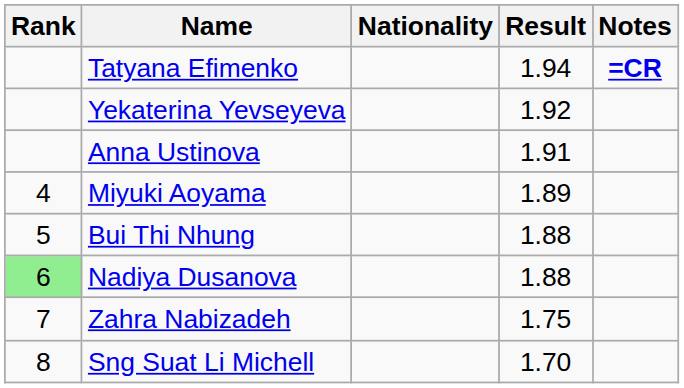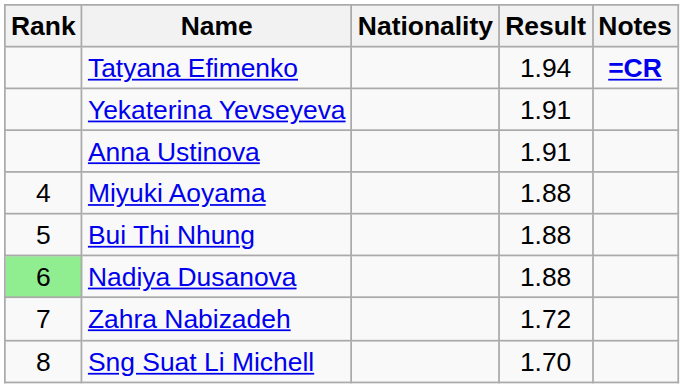(546, 110) 1.92 -> (546, 110) 1.91
(546, 193) 1.89 -> (546, 193) 1.88
(546, 319) 1.75 -> (546, 319) 1.72
